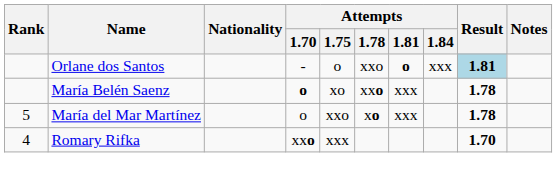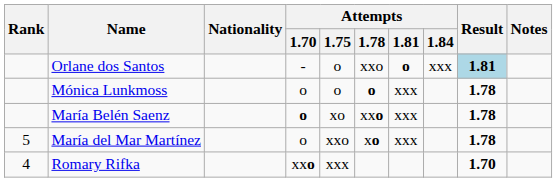+ row: (109, 90)
